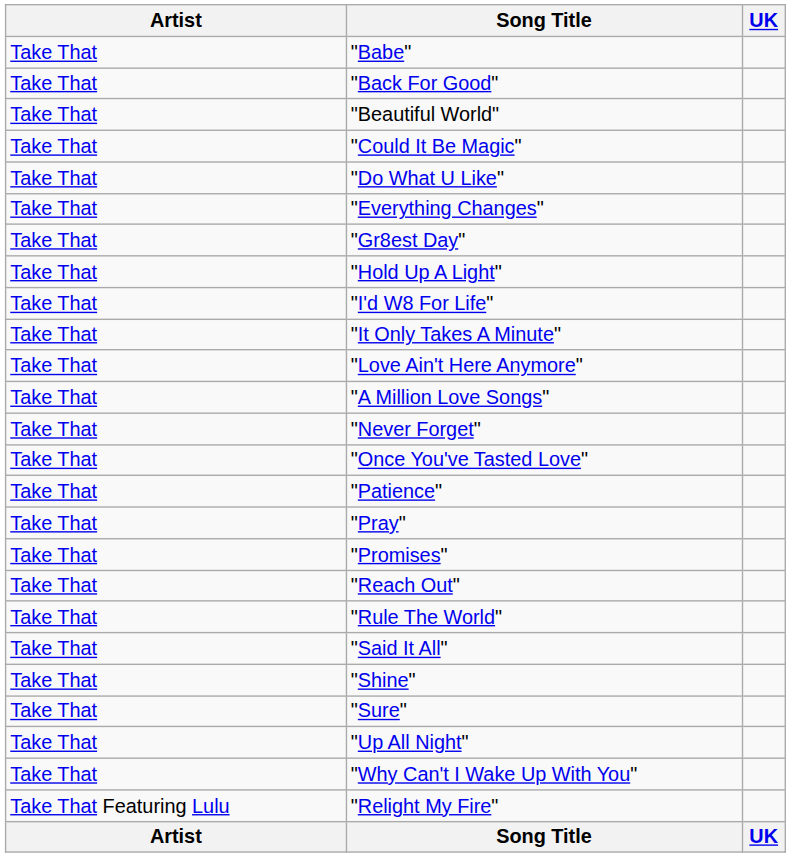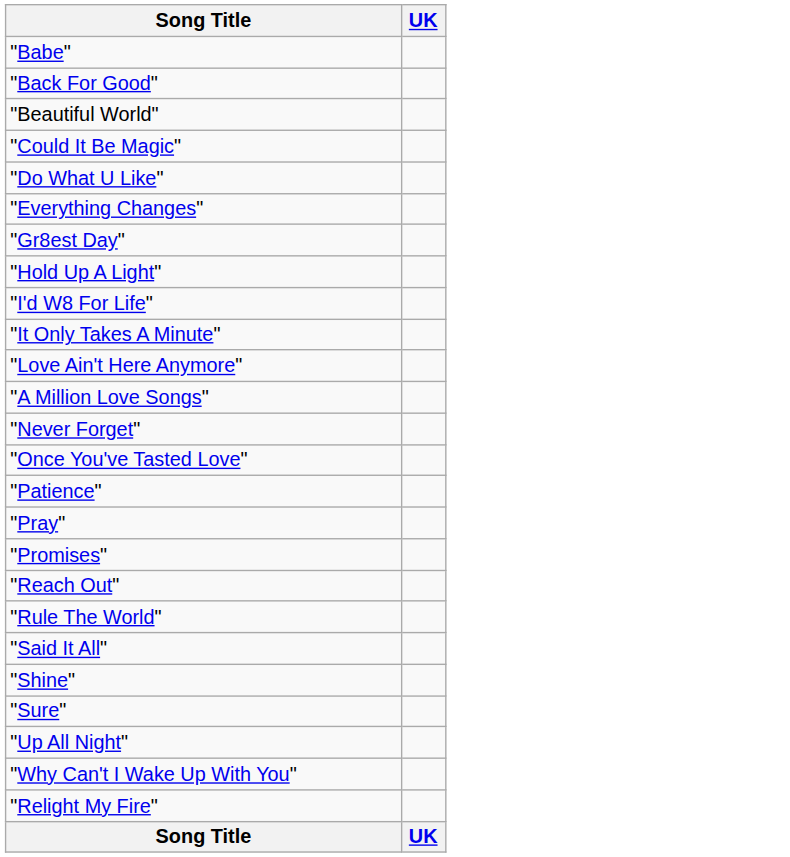- column: (176, 20)
